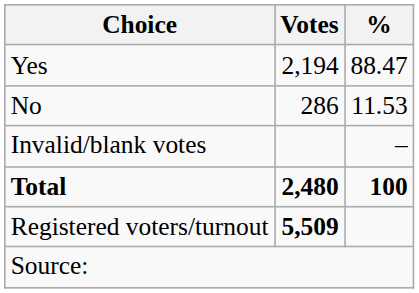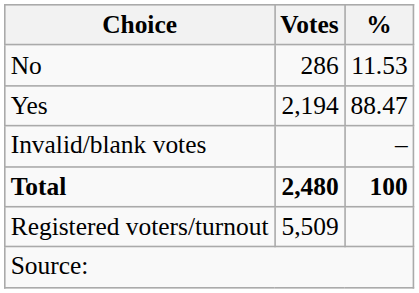rows swapped: (29, 65) <-> (26, 105)
(310, 226) bold -> (310, 226) normal
